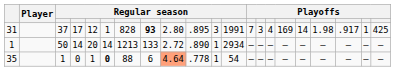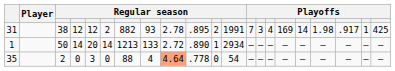(63, 30) 37 -> (63, 30) 38
(78, 30) 17 -> (78, 30) 12
(107, 30) 1 -> (107, 30) 2
(127, 30) 828 -> (127, 30) 882
(150, 30) bold -> (150, 30) normal
(173, 30) 2.80 -> (173, 30) 2.78
(216, 30) 3 -> (216, 30) 2
(63, 59) 1 -> (63, 59) 2
(92, 59) 1 -> (92, 59) 3
(107, 59) bold -> (107, 59) normal
(150, 59) 6 -> (150, 59) 4
(216, 59) 1 -> (216, 59) 0
